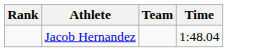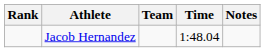+ column: (241, 15)
